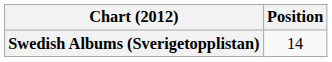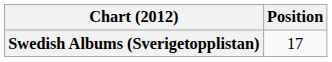(295, 43) 14 -> (295, 43) 17
